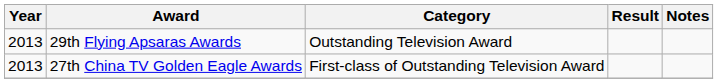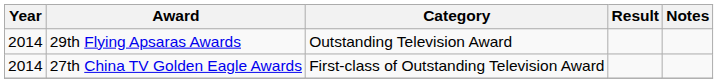(25, 41) 2013 -> (25, 41) 2014
(25, 66) 2013 -> (25, 66) 2014
